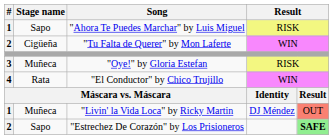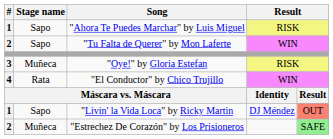(41, 43) Cigüeña -> (41, 43) Sapo
(41, 111) Muñeca -> (41, 111) Sapo
(41, 127) Sapo -> (41, 127) Muñeca
(313, 127) bold -> (313, 127) normal
